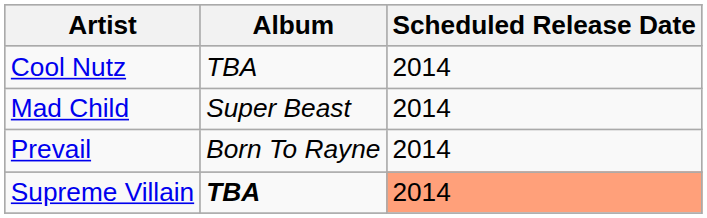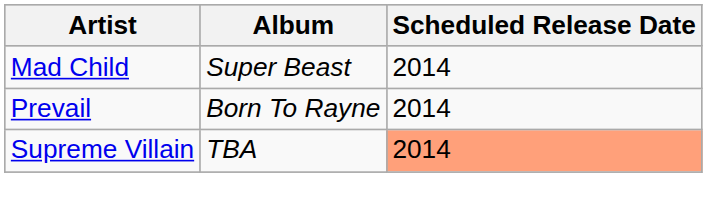- row: (68, 66)
(233, 191) bold -> (232, 150) normal
